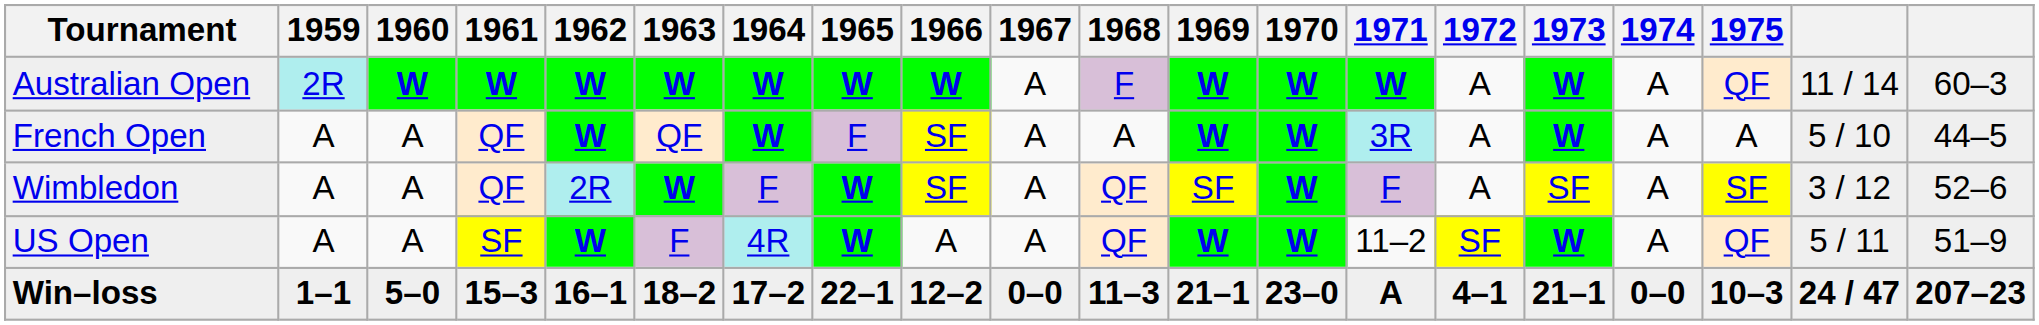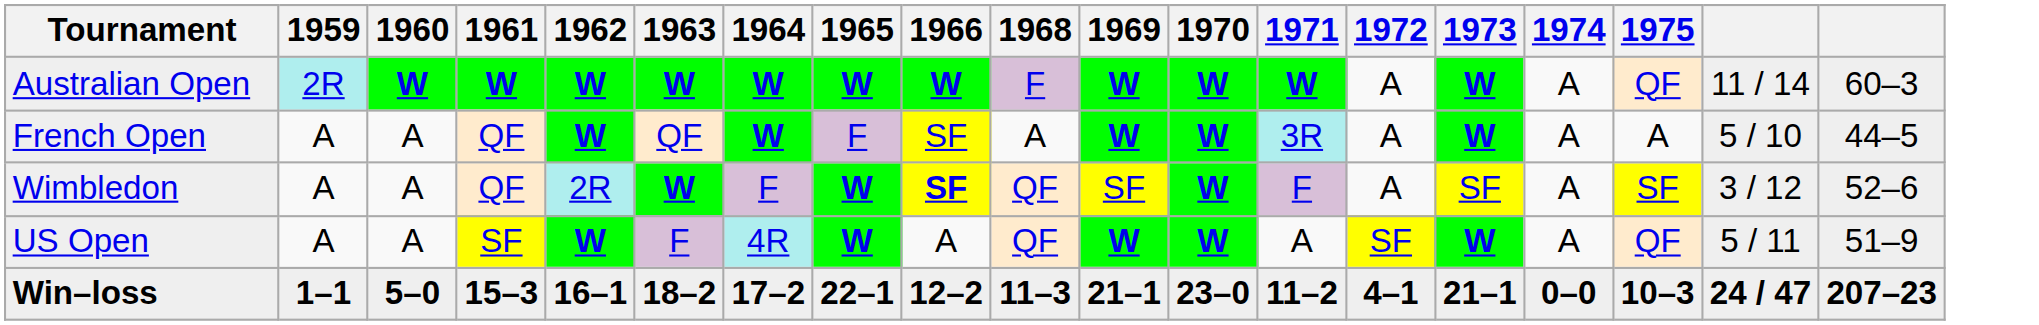- column: (1035, 30)
(946, 188) normal -> (946, 188) bold
(1391, 240) 11–2 -> (1302, 240) A
(1391, 293) A -> (1302, 293) 11–2
